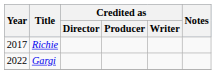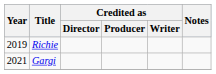(17, 45) 2017 -> (17, 45) 2019
(17, 61) 2022 -> (17, 61) 2021
